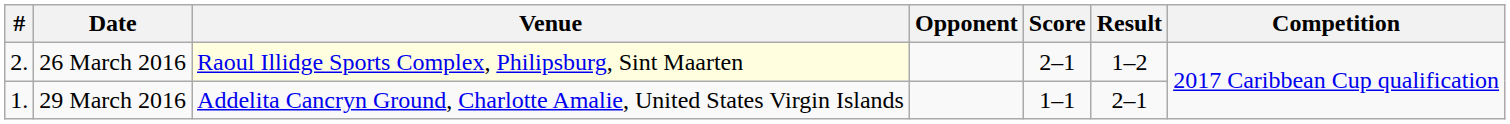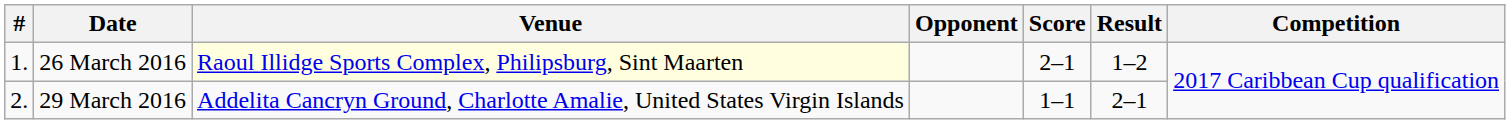(19, 61) 2. -> (19, 61) 1.
(19, 99) 1. -> (19, 99) 2.
